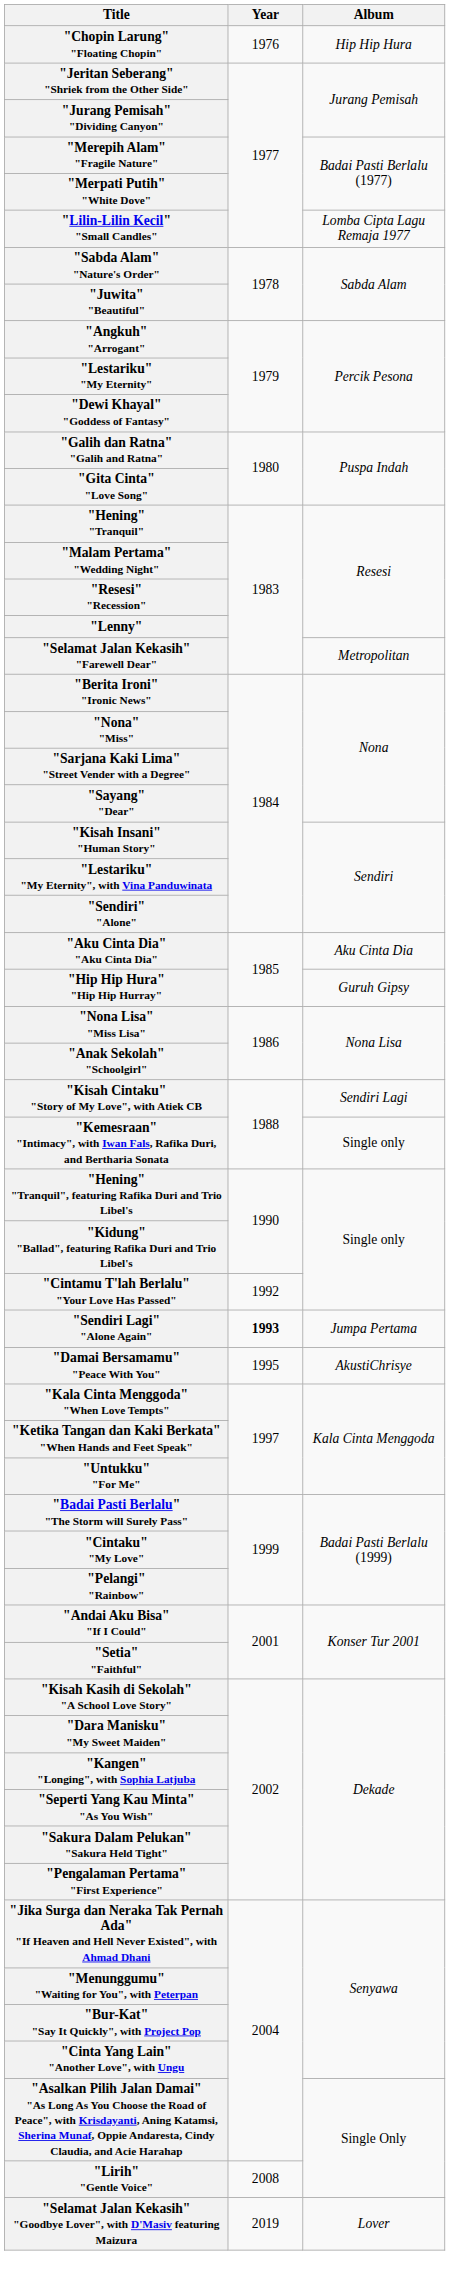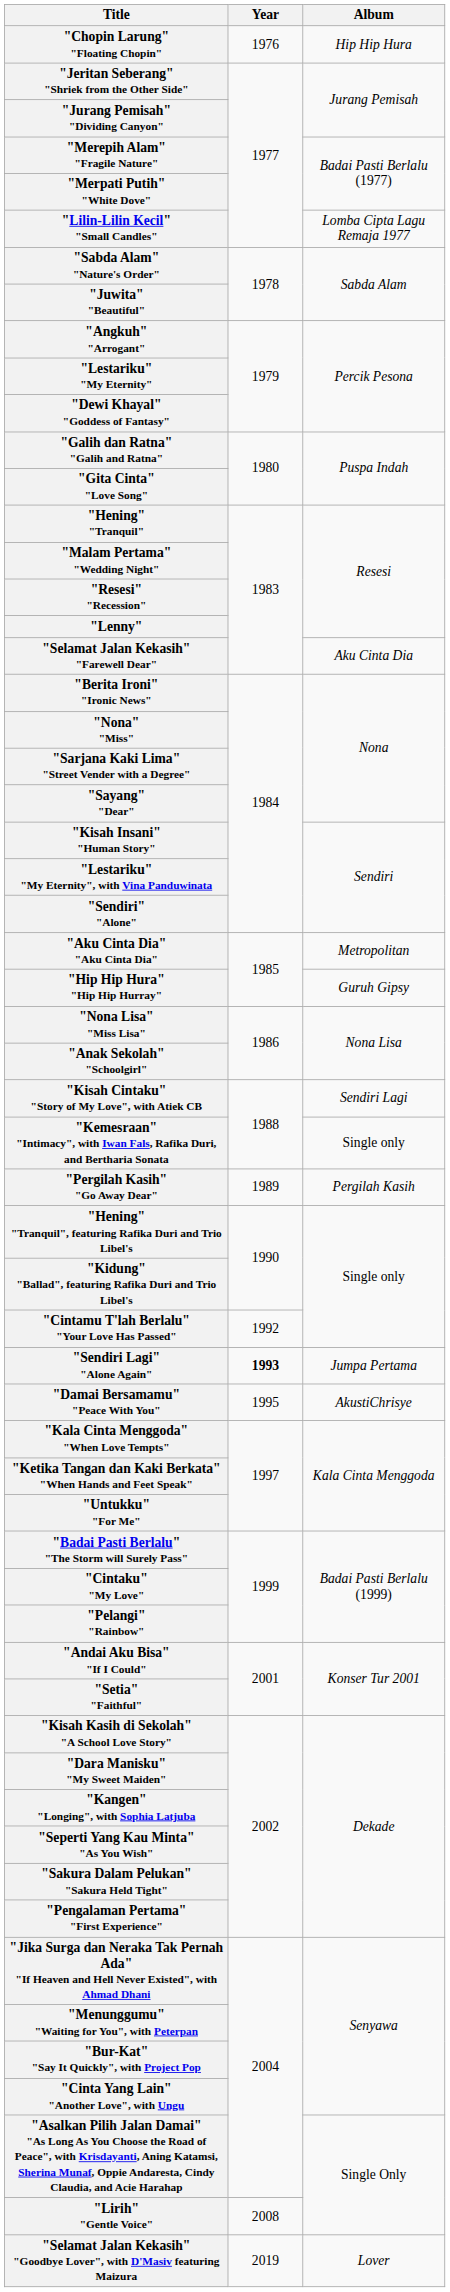(374, 655) Metropolitan -> (374, 655) Aku Cinta Dia
(374, 950) Aku Cinta Dia -> (374, 950) Metropolitan
+ row: (116, 1187)
